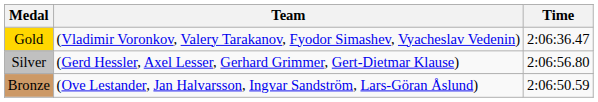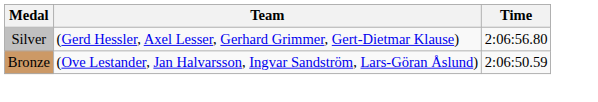- row: (29, 39)
